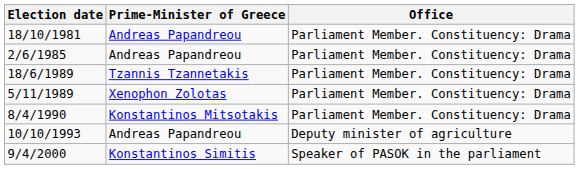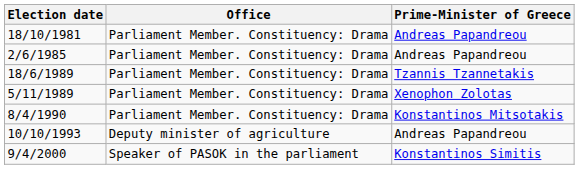columns swapped: (431, 14) <-> (197, 14)
